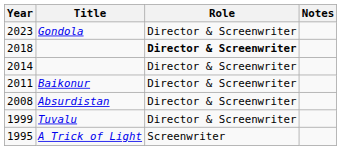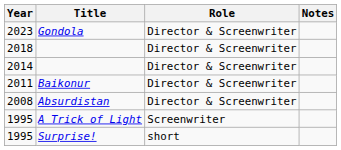(222, 48) bold -> (222, 48) normal
- row: (20, 119)
+ row: (20, 136)
